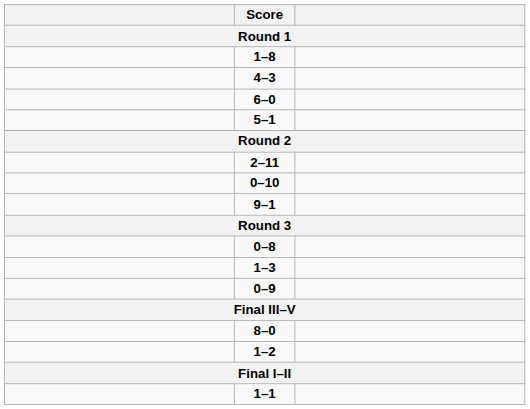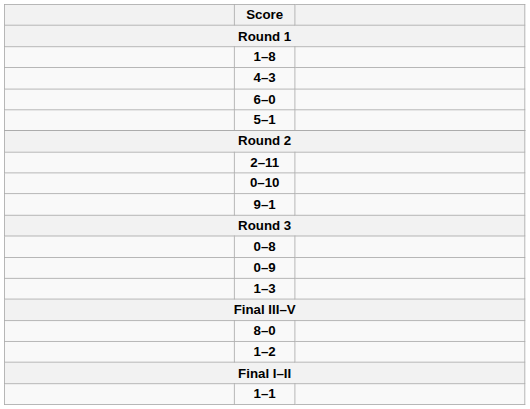rows swapped: (265, 267) <-> (265, 288)
